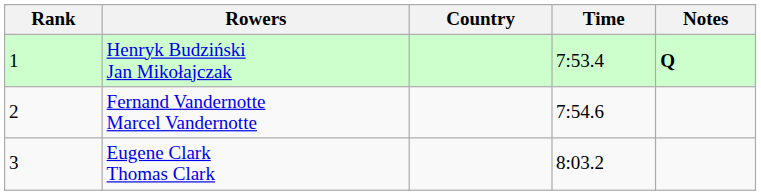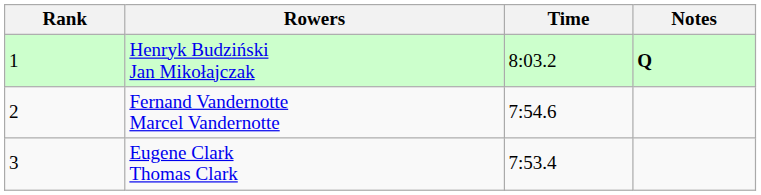- column: (481, 19)
(580, 60) 7:53.4 -> (532, 60) 8:03.2
(580, 163) 8:03.2 -> (532, 163) 7:53.4
